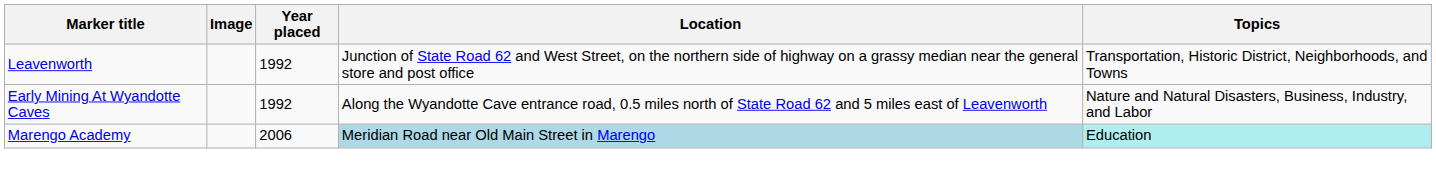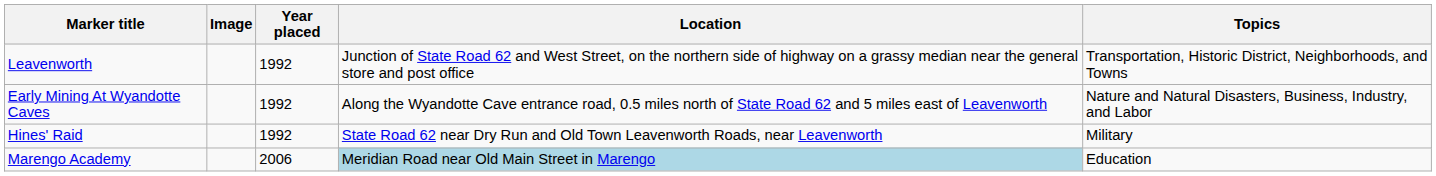+ row: (45, 135)
(1119, 135) paleturquoise background -> (1119, 159) no background
